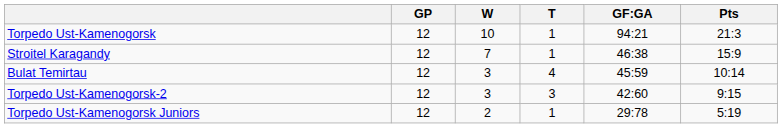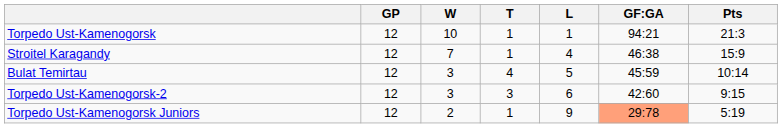+ column: (569, 14)
(632, 113) no background -> (644, 113) lightsalmon background
